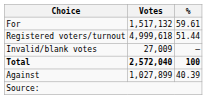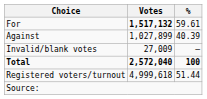(151, 24) normal -> (151, 24) bold
rows swapped: (23, 75) <-> (66, 37)
